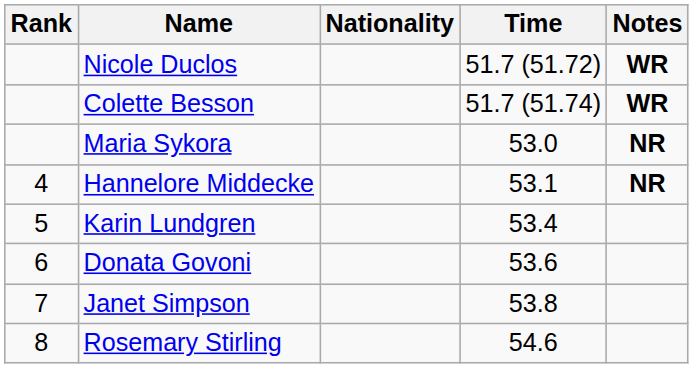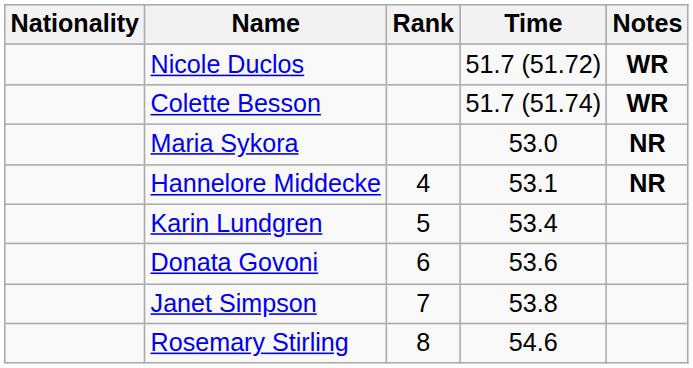columns swapped: (41, 24) <-> (390, 24)
